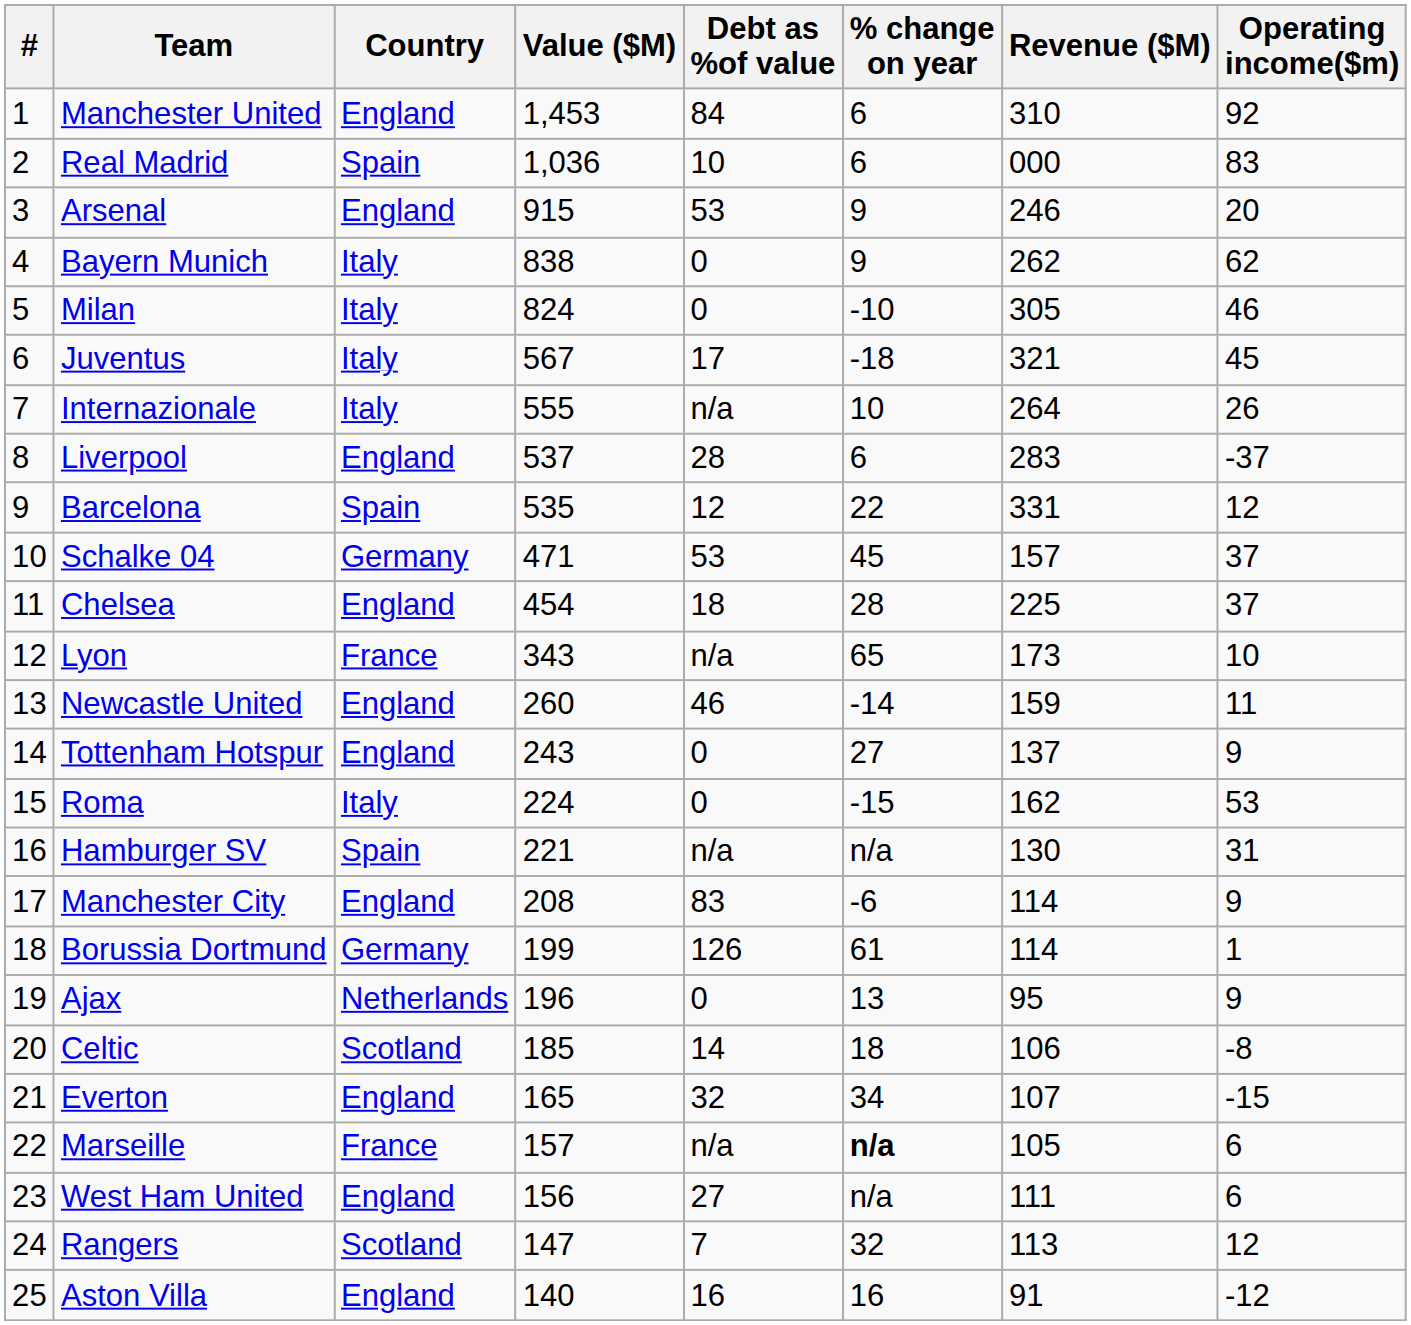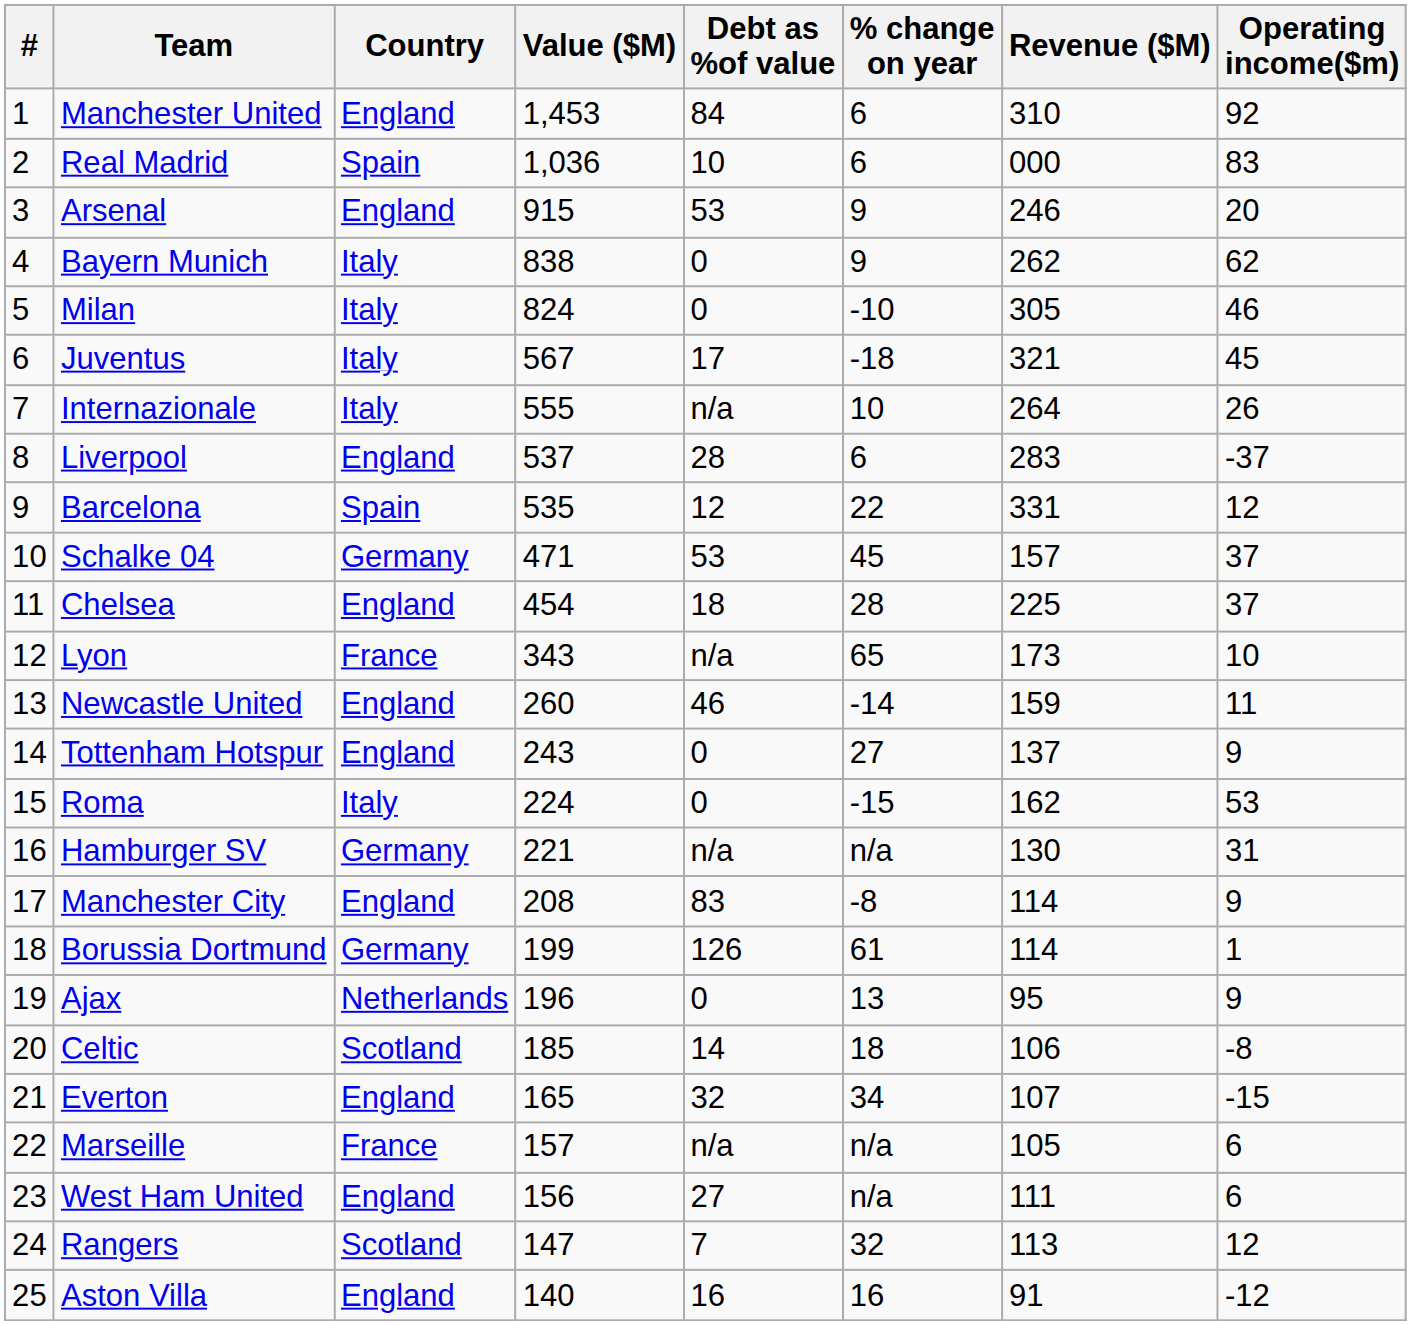(381, 851) Spain -> (405, 851) Germany
(863, 900) -6 -> (863, 900) -8
(872, 1147) bold -> (871, 1147) normal
